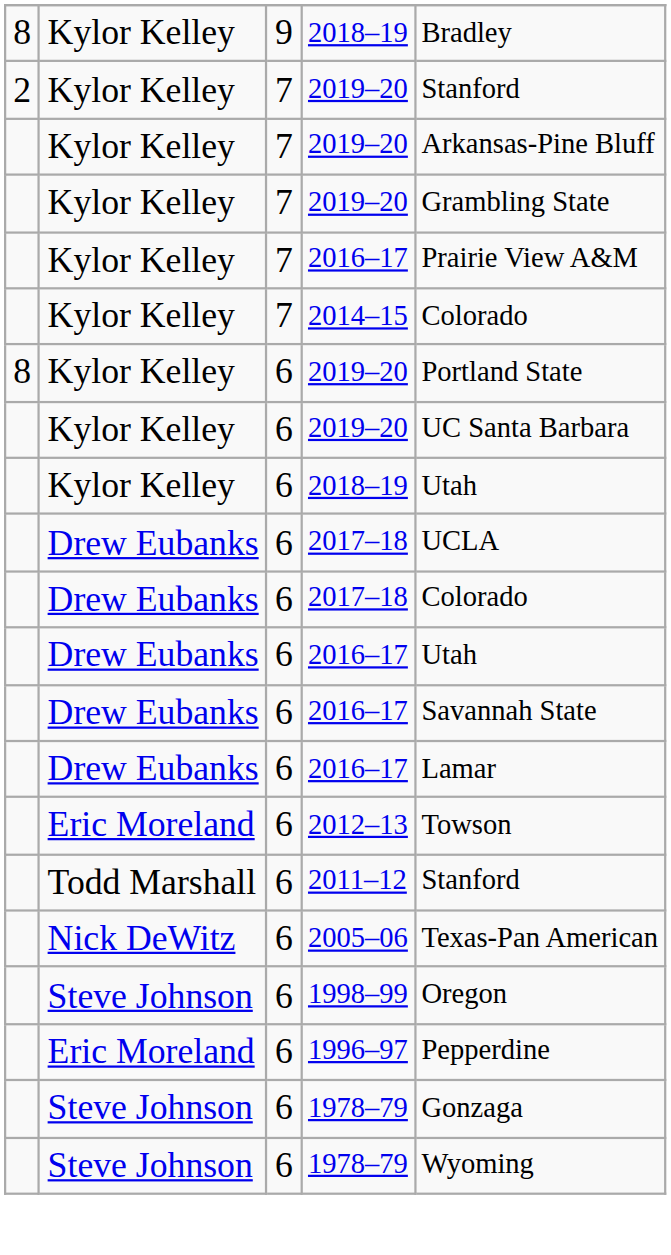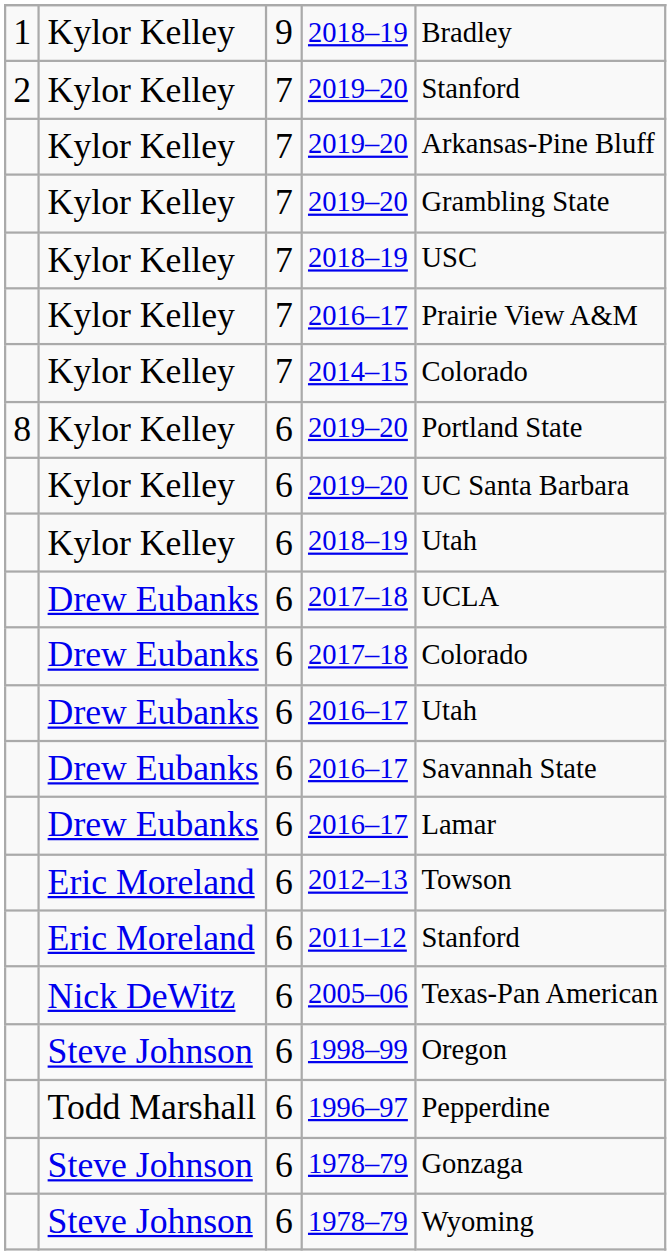(22, 32) 8 -> (22, 32) 1
+ row: (284, 259)
(152, 881) Todd Marshall -> (151, 938) Eric Moreland
(151, 1051) Eric Moreland -> (152, 1107) Todd Marshall
